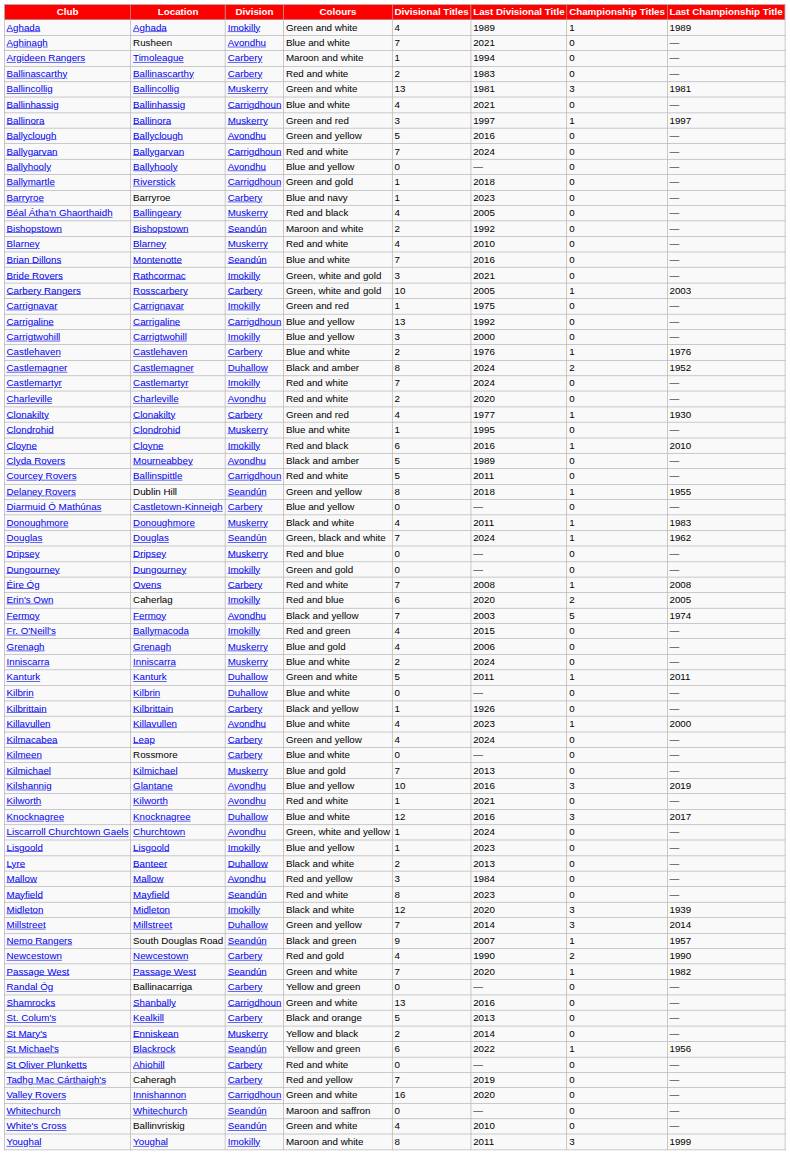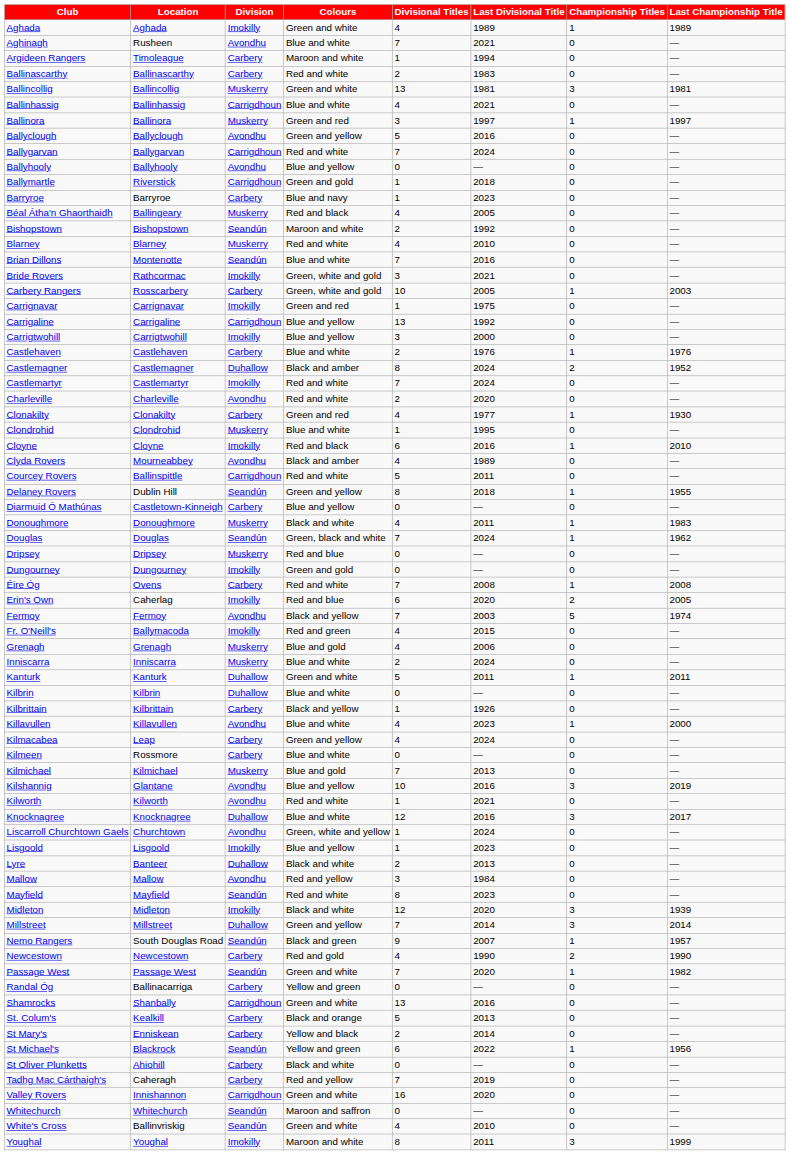(397, 461) 5 -> (397, 461) 4
(248, 1033) Muskerry -> (245, 1033) Carbery
(317, 1064) Red and white -> (320, 1064) Black and white
